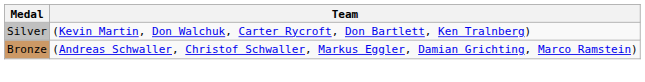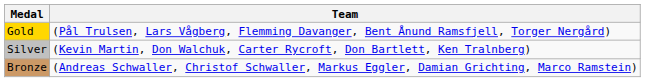+ row: (20, 31)
